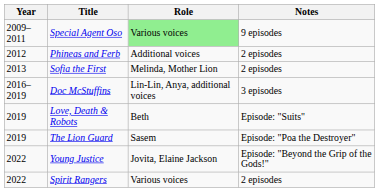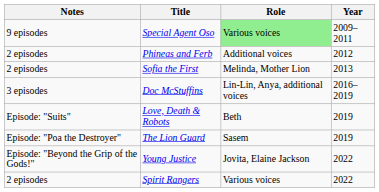columns swapped: (26, 12) <-> (307, 12)
